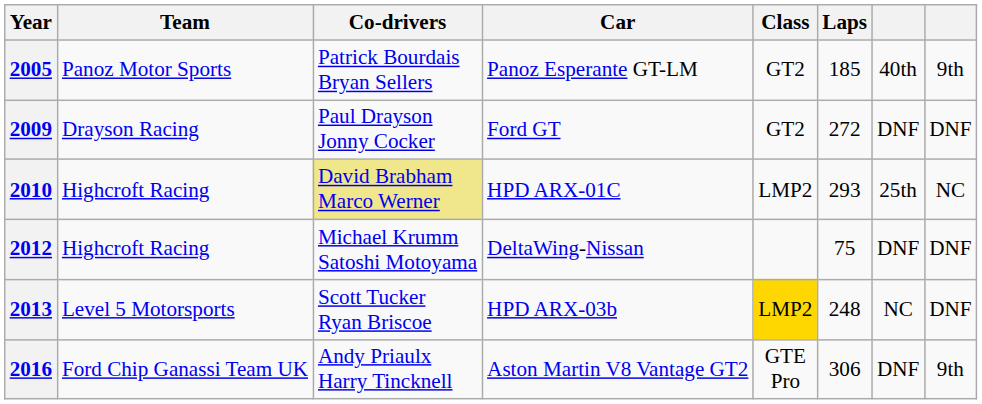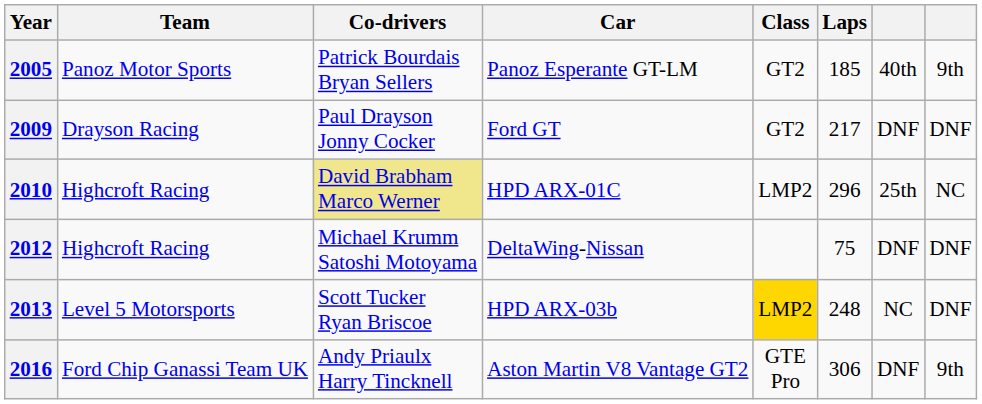(845, 129) 272 -> (845, 129) 217
(845, 189) 293 -> (845, 189) 296
